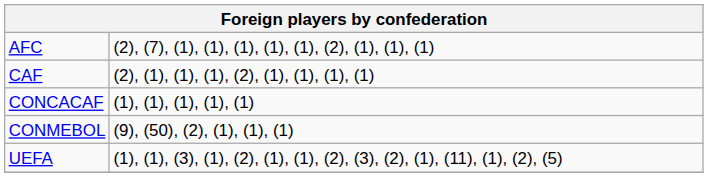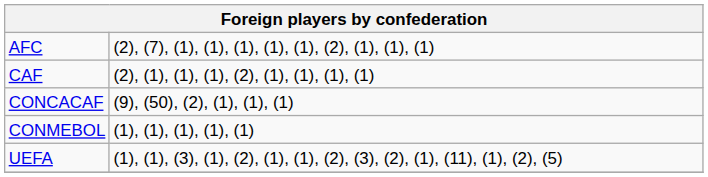(184, 102) (1), (1), (1), (1), (1) -> (204, 102) (9), (50), (2), (1), (1), (1)
(204, 130) (9), (50), (2), (1), (1), (1) -> (184, 130) (1), (1), (1), (1), (1)
